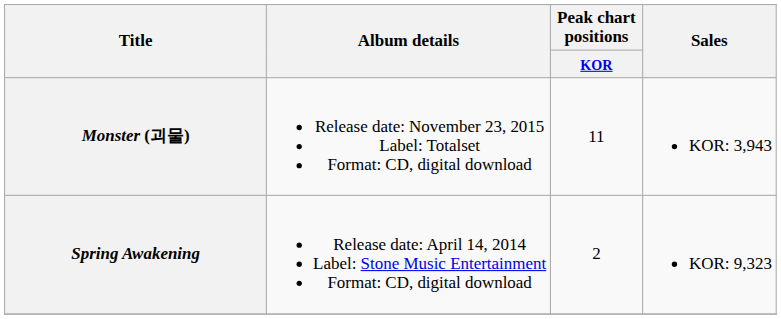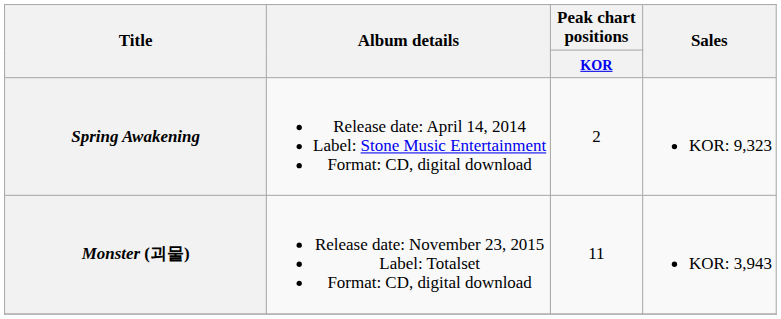rows swapped: (136, 254) <-> (136, 135)
